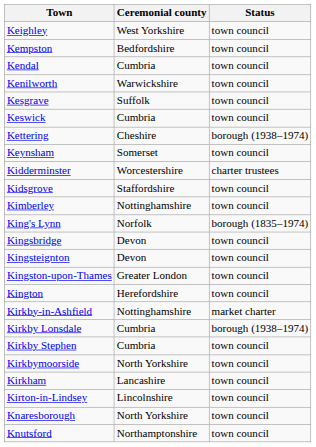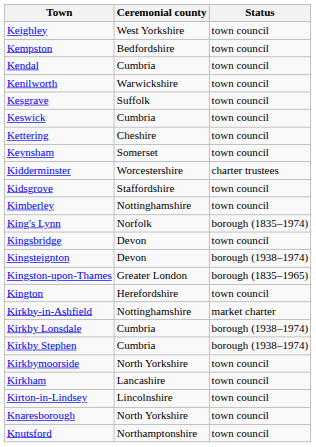(260, 135) borough (1938–1974) -> (240, 135) town council
(240, 258) town council -> (260, 258) borough (1938–1974)
(240, 275) town council -> (260, 275) borough (1835–1965)
(240, 345) town council -> (260, 345) borough (1938–1974)
